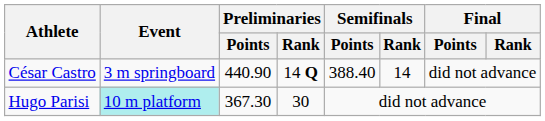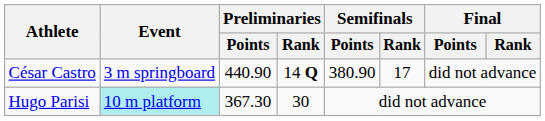(352, 73) 388.40 -> (352, 73) 380.90
(402, 73) 14 -> (402, 73) 17
